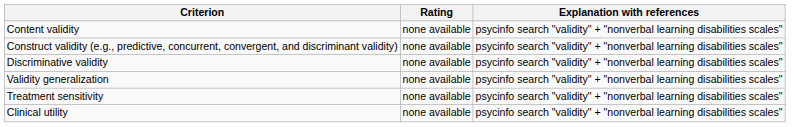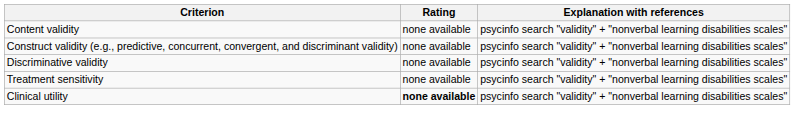- row: (58, 79)
(437, 113) normal -> (439, 96) bold
